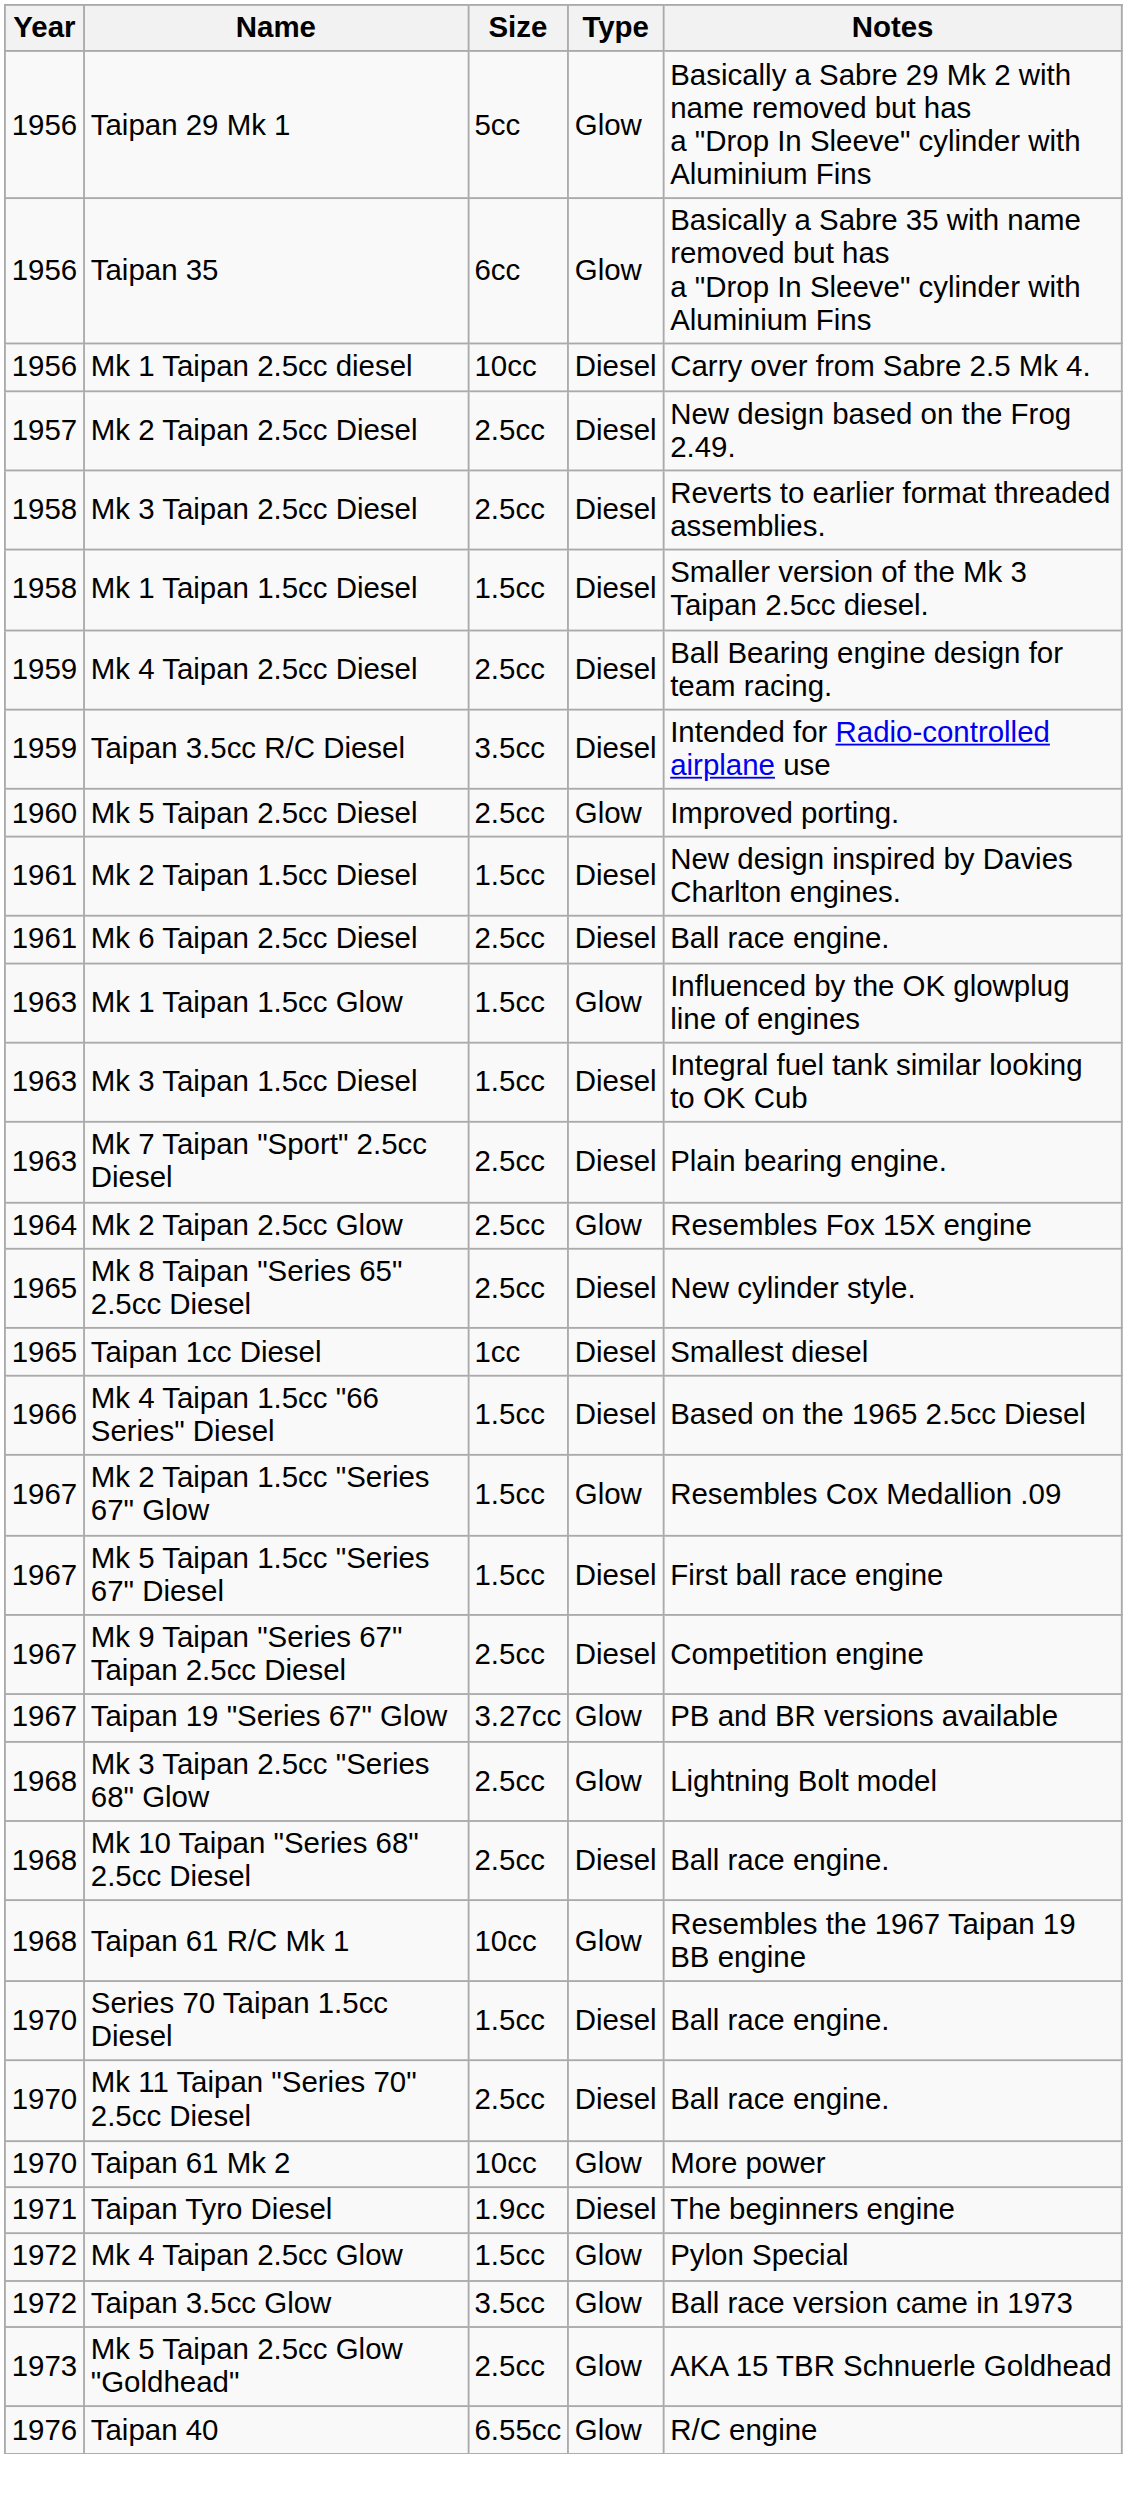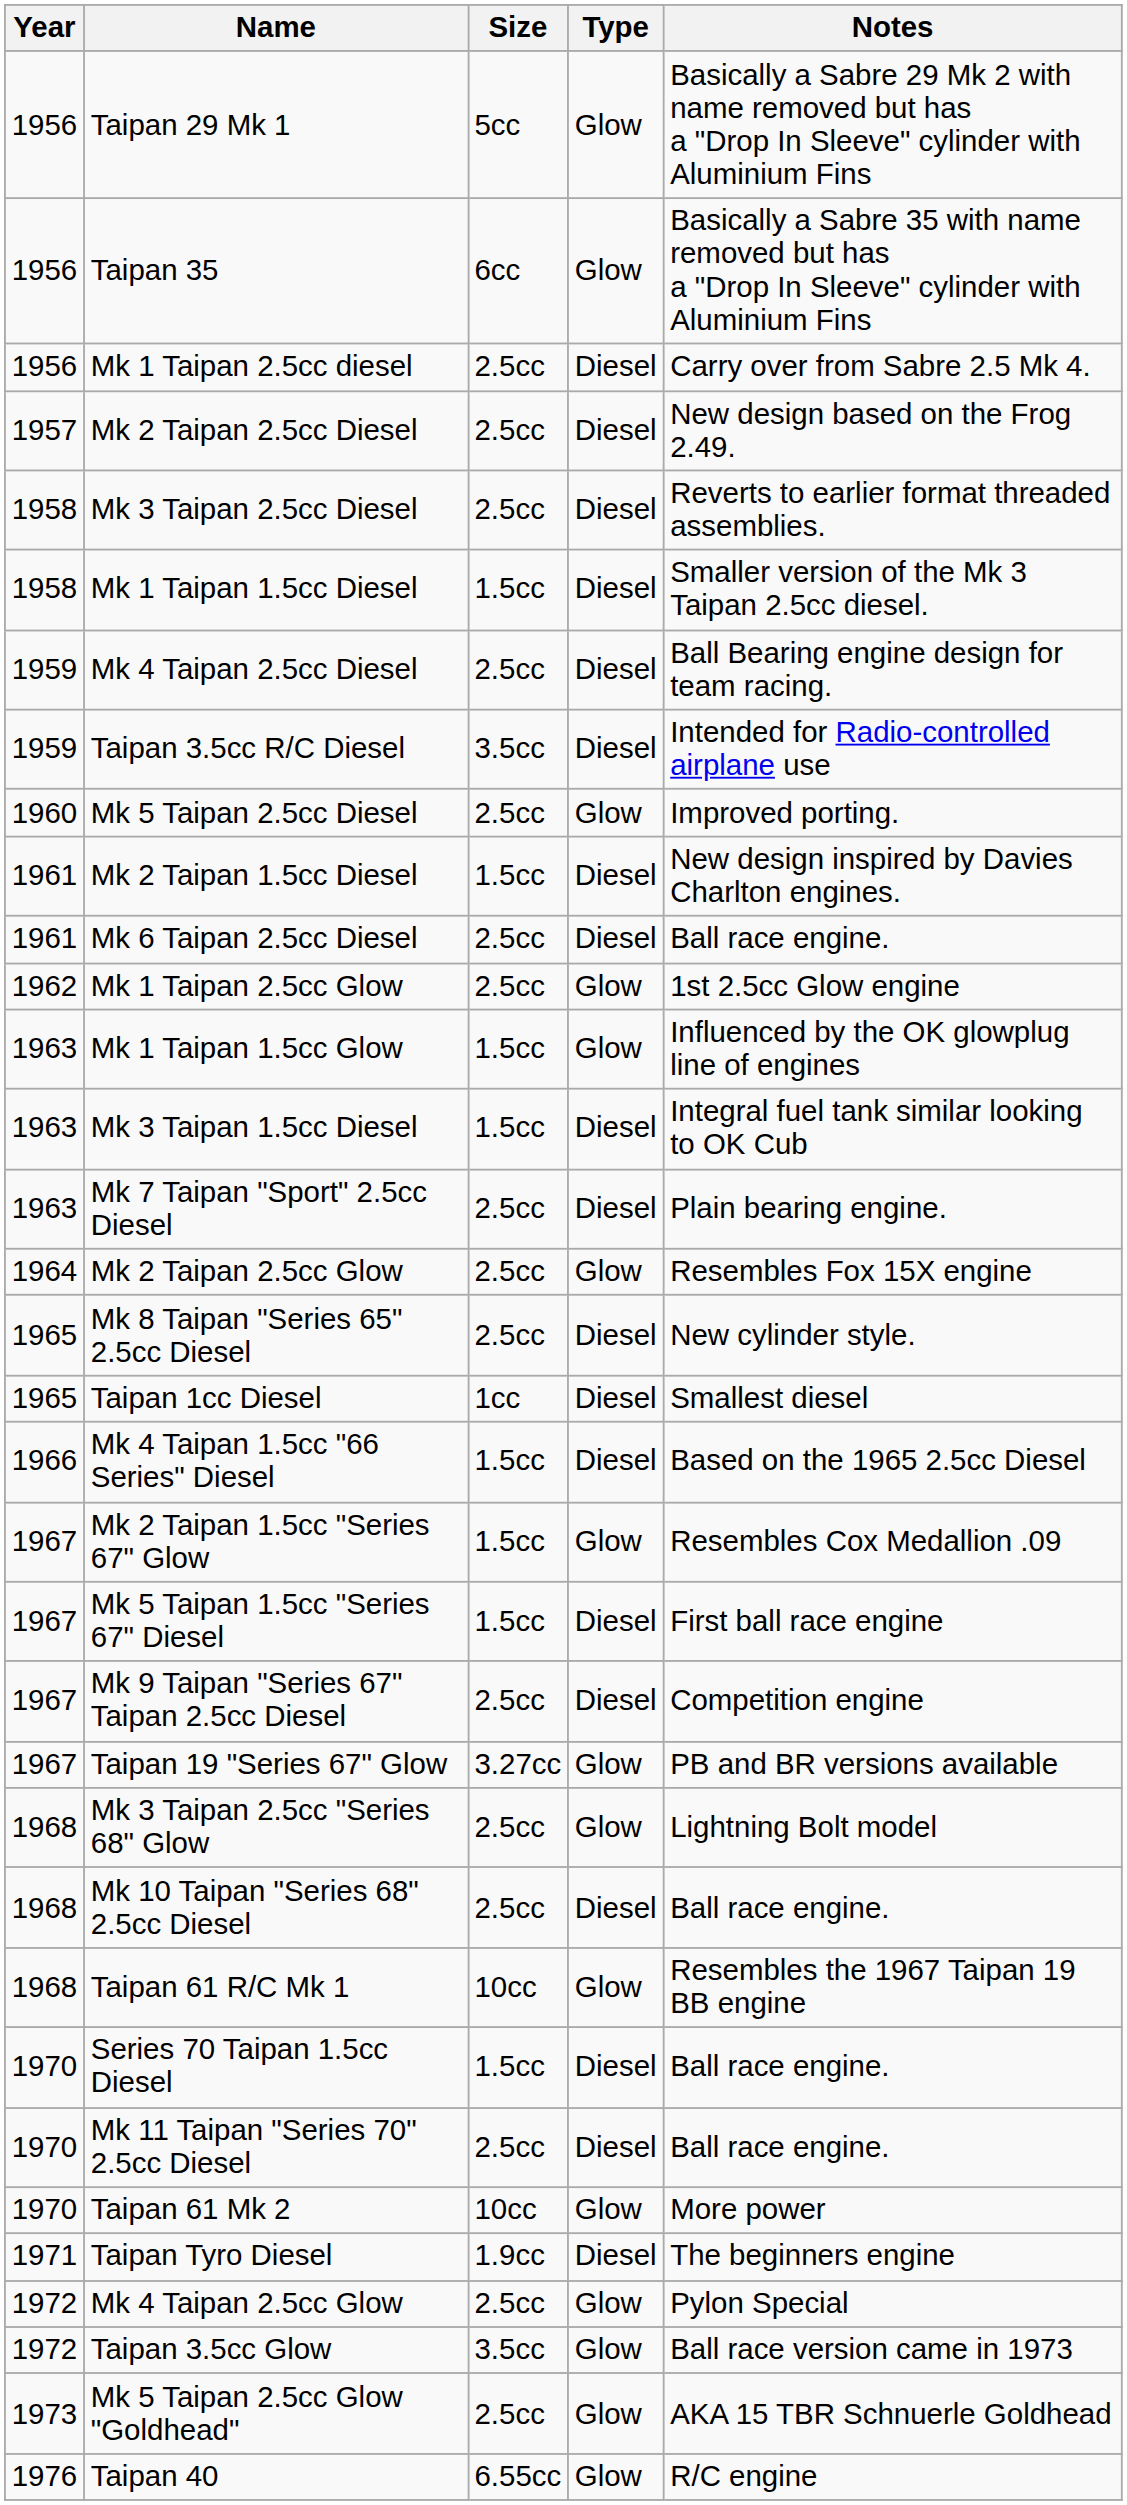(506, 366) 10cc -> (510, 366) 2.5cc
+ row: (247, 985)
(510, 2256) 1.5cc -> (510, 2303) 2.5cc
